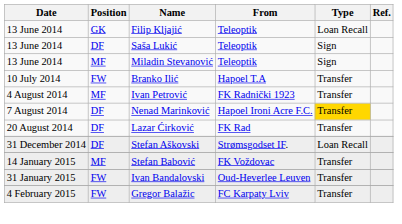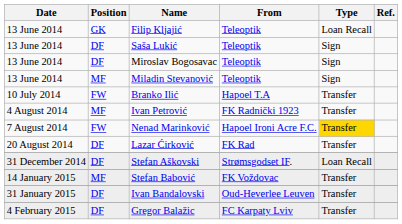+ row: (174, 62)
(97, 111) DF -> (98, 128) FW
(98, 177) FW -> (97, 194) DF
(98, 194) FW -> (97, 210) DF
